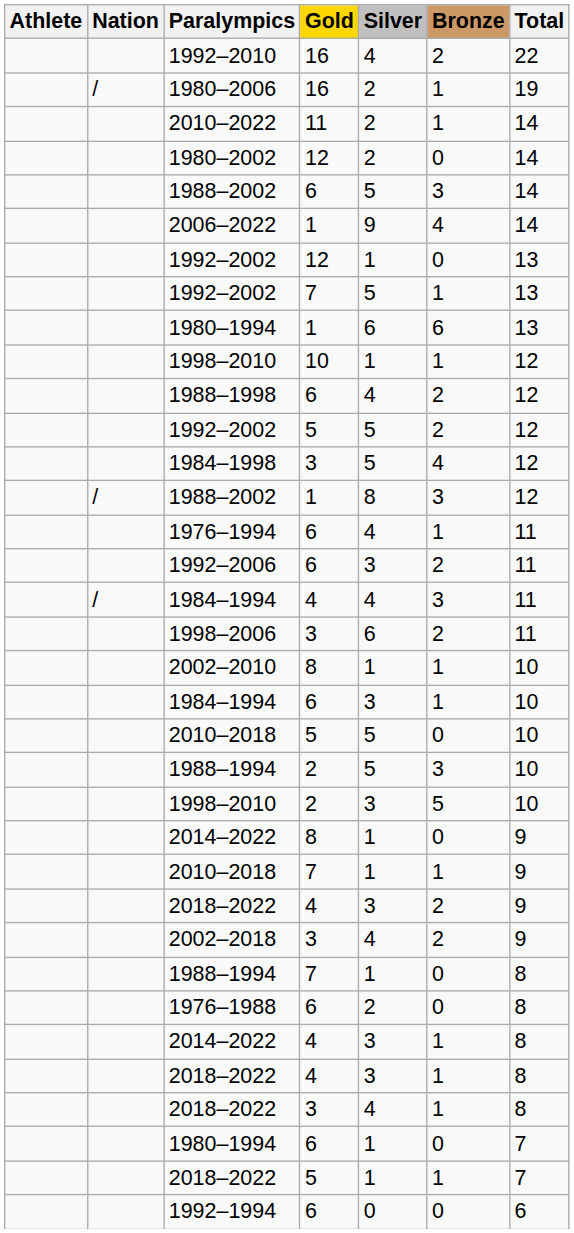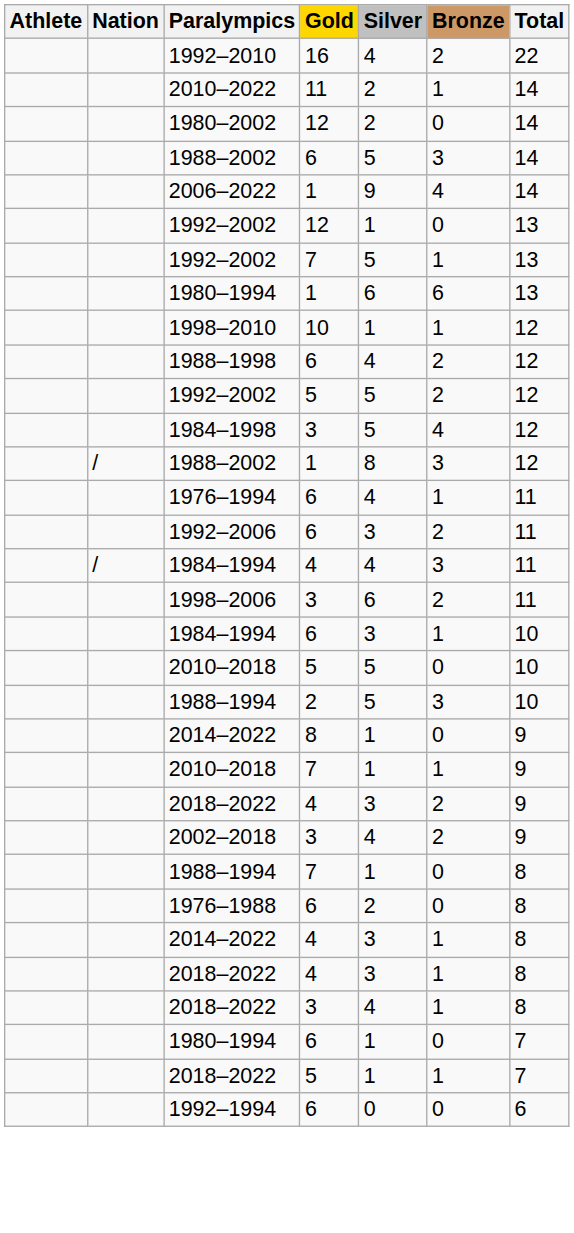- row: (222, 89)
- row: (222, 667)
- row: (222, 803)
